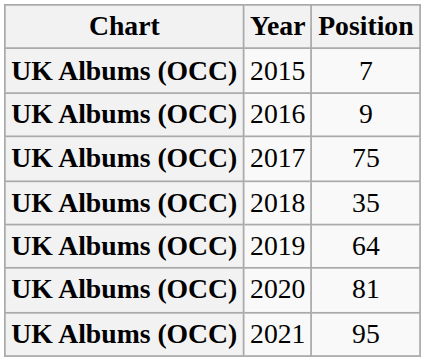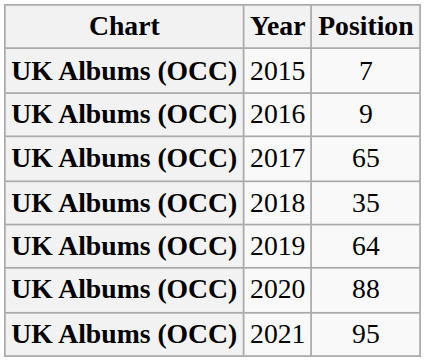(366, 158) 75 -> (366, 158) 65
(366, 289) 81 -> (366, 289) 88
